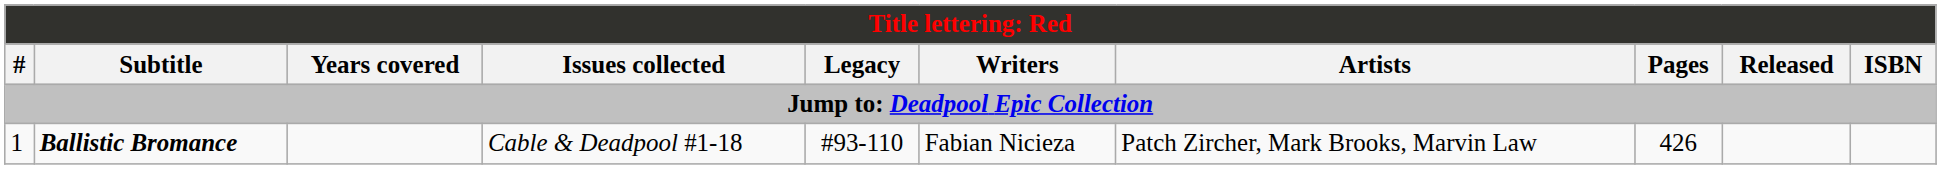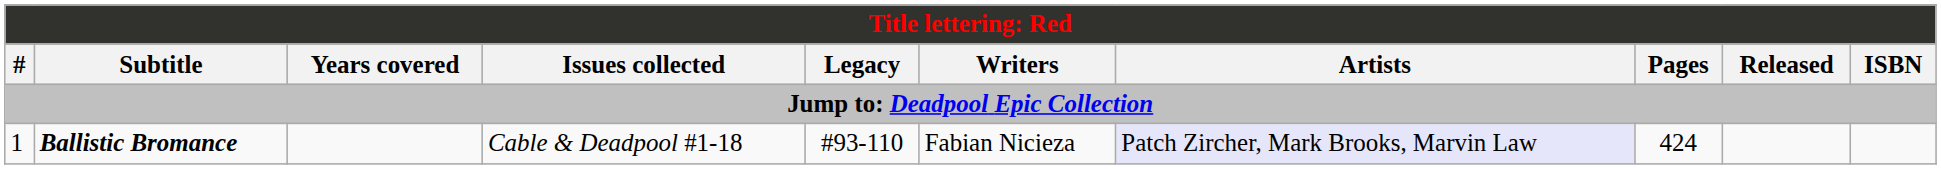(1329, 143) no background -> (1329, 143) lavender background
(1678, 143) 426 -> (1678, 143) 424
